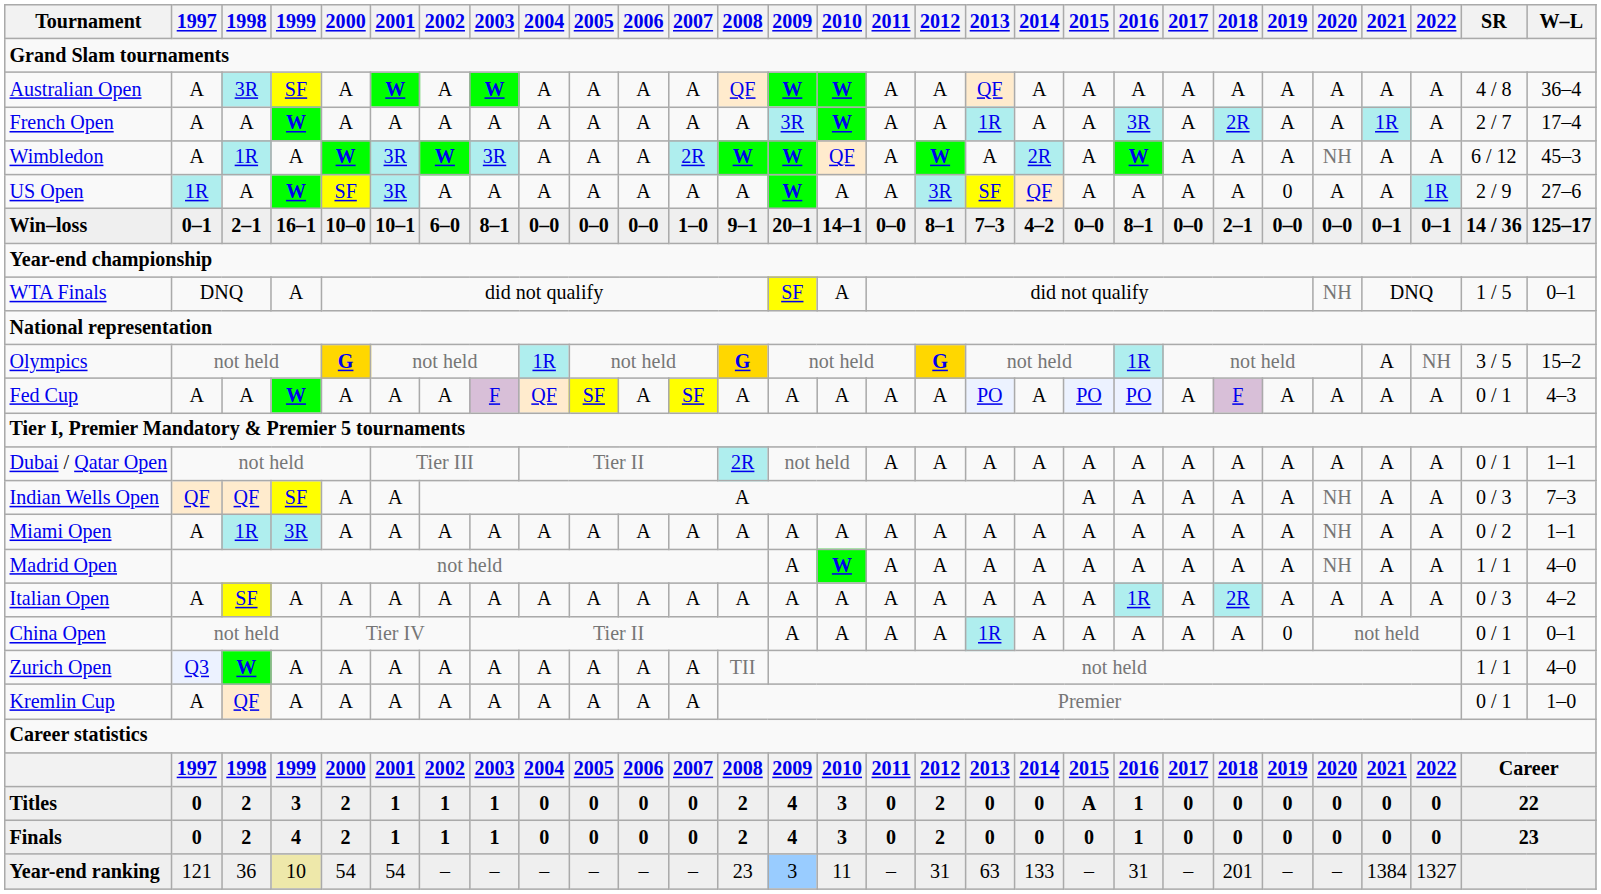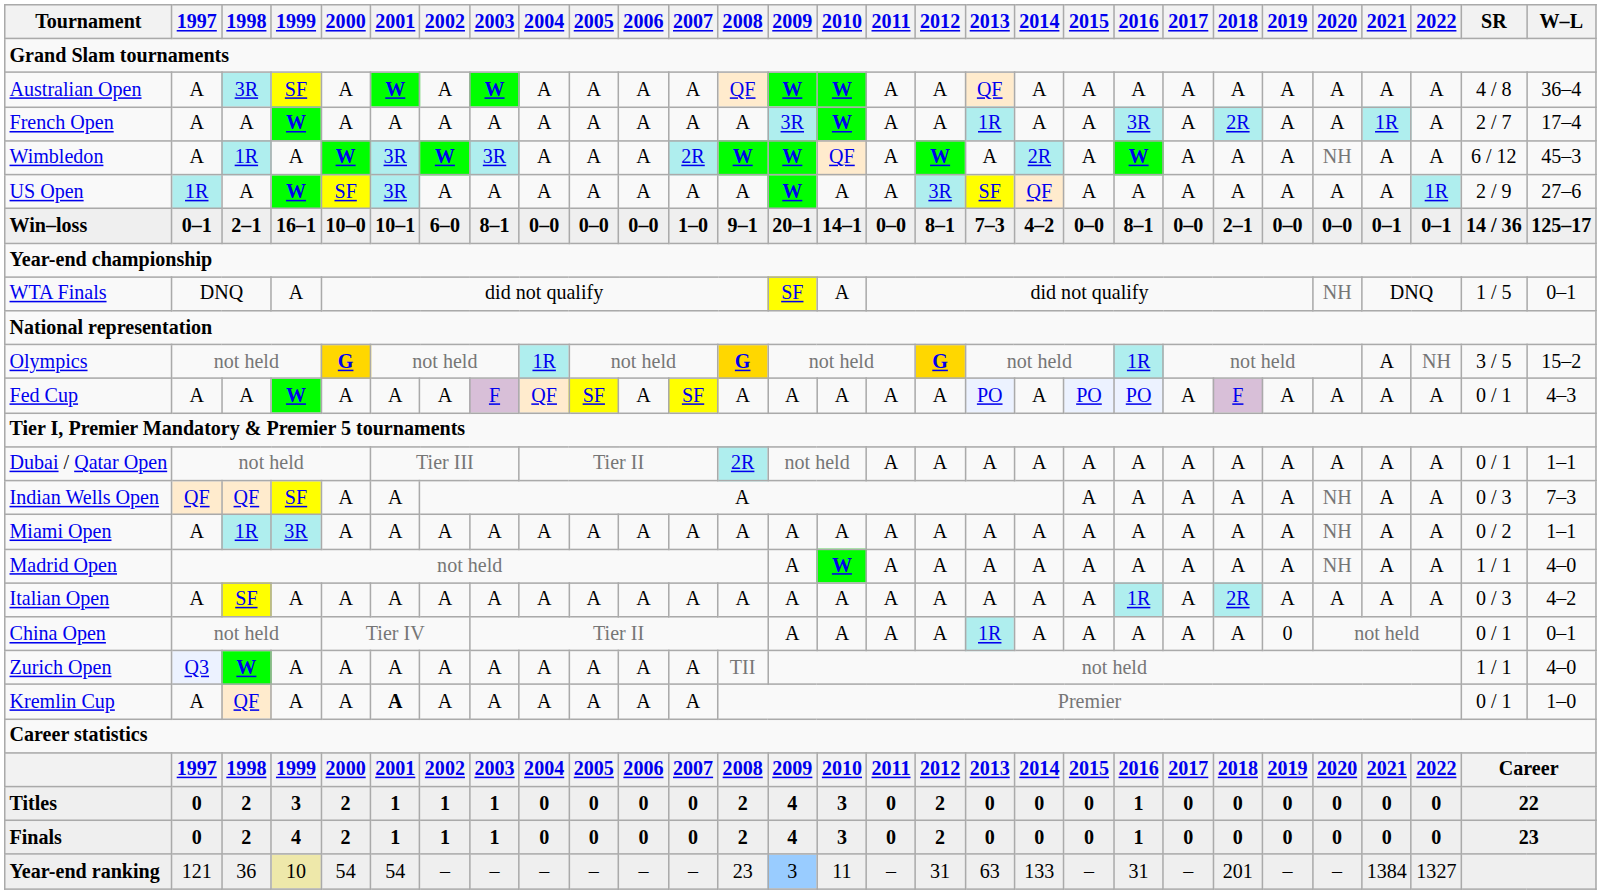(1288, 191) 0 -> (1288, 191) A
(395, 701) normal -> (395, 701) bold
(1089, 803) A -> (1089, 803) 0
